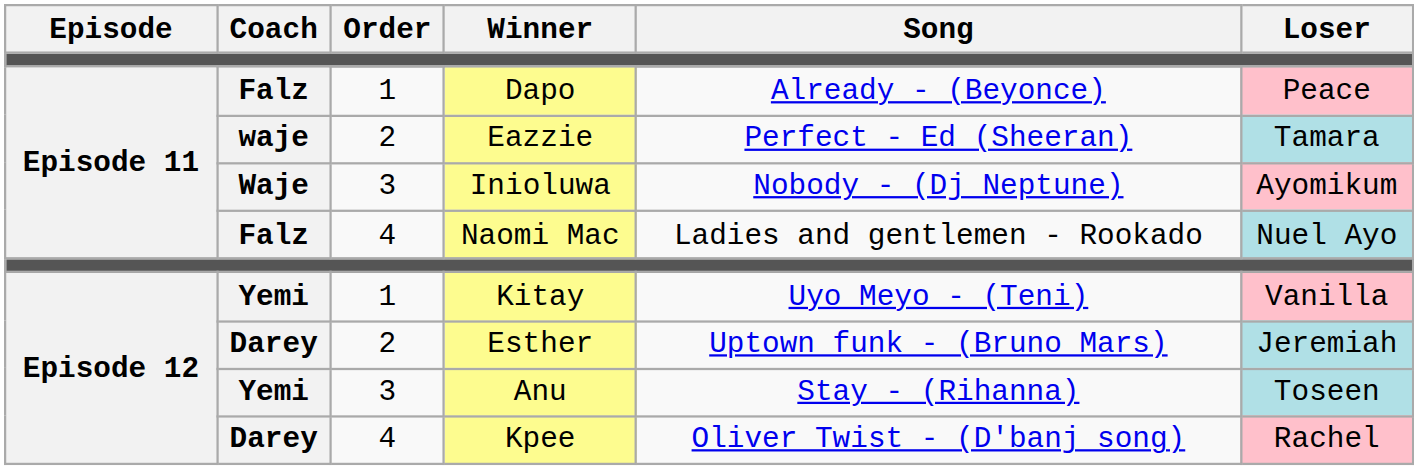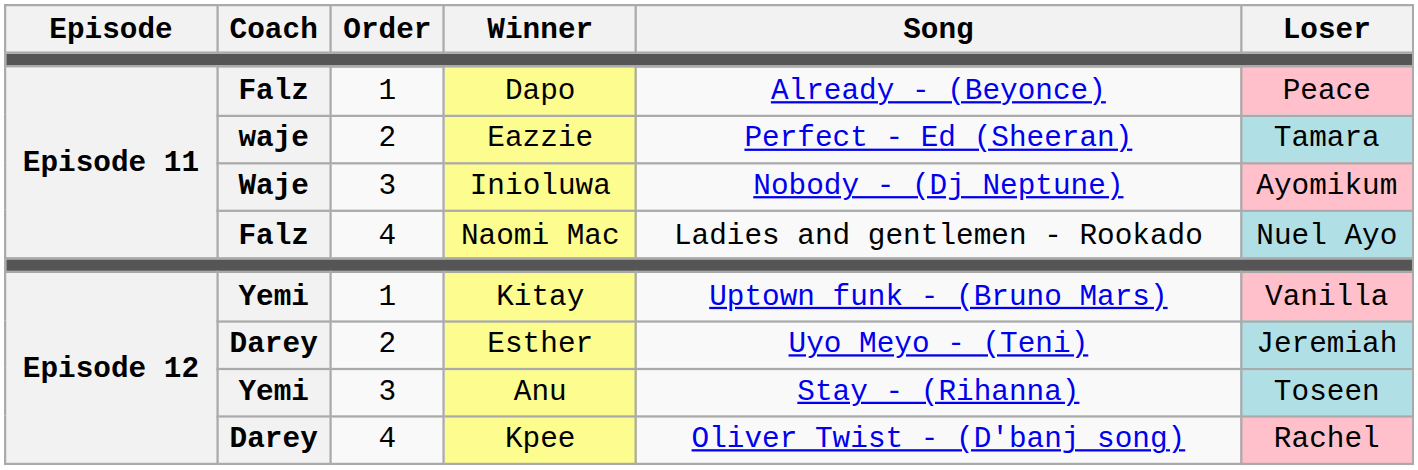(938, 296) Uyo Meyo - (Teni) -> (938, 296) Uptown funk - (Bruno Mars)
(938, 344) Uptown funk - (Bruno Mars) -> (938, 344) Uyo Meyo - (Teni)
